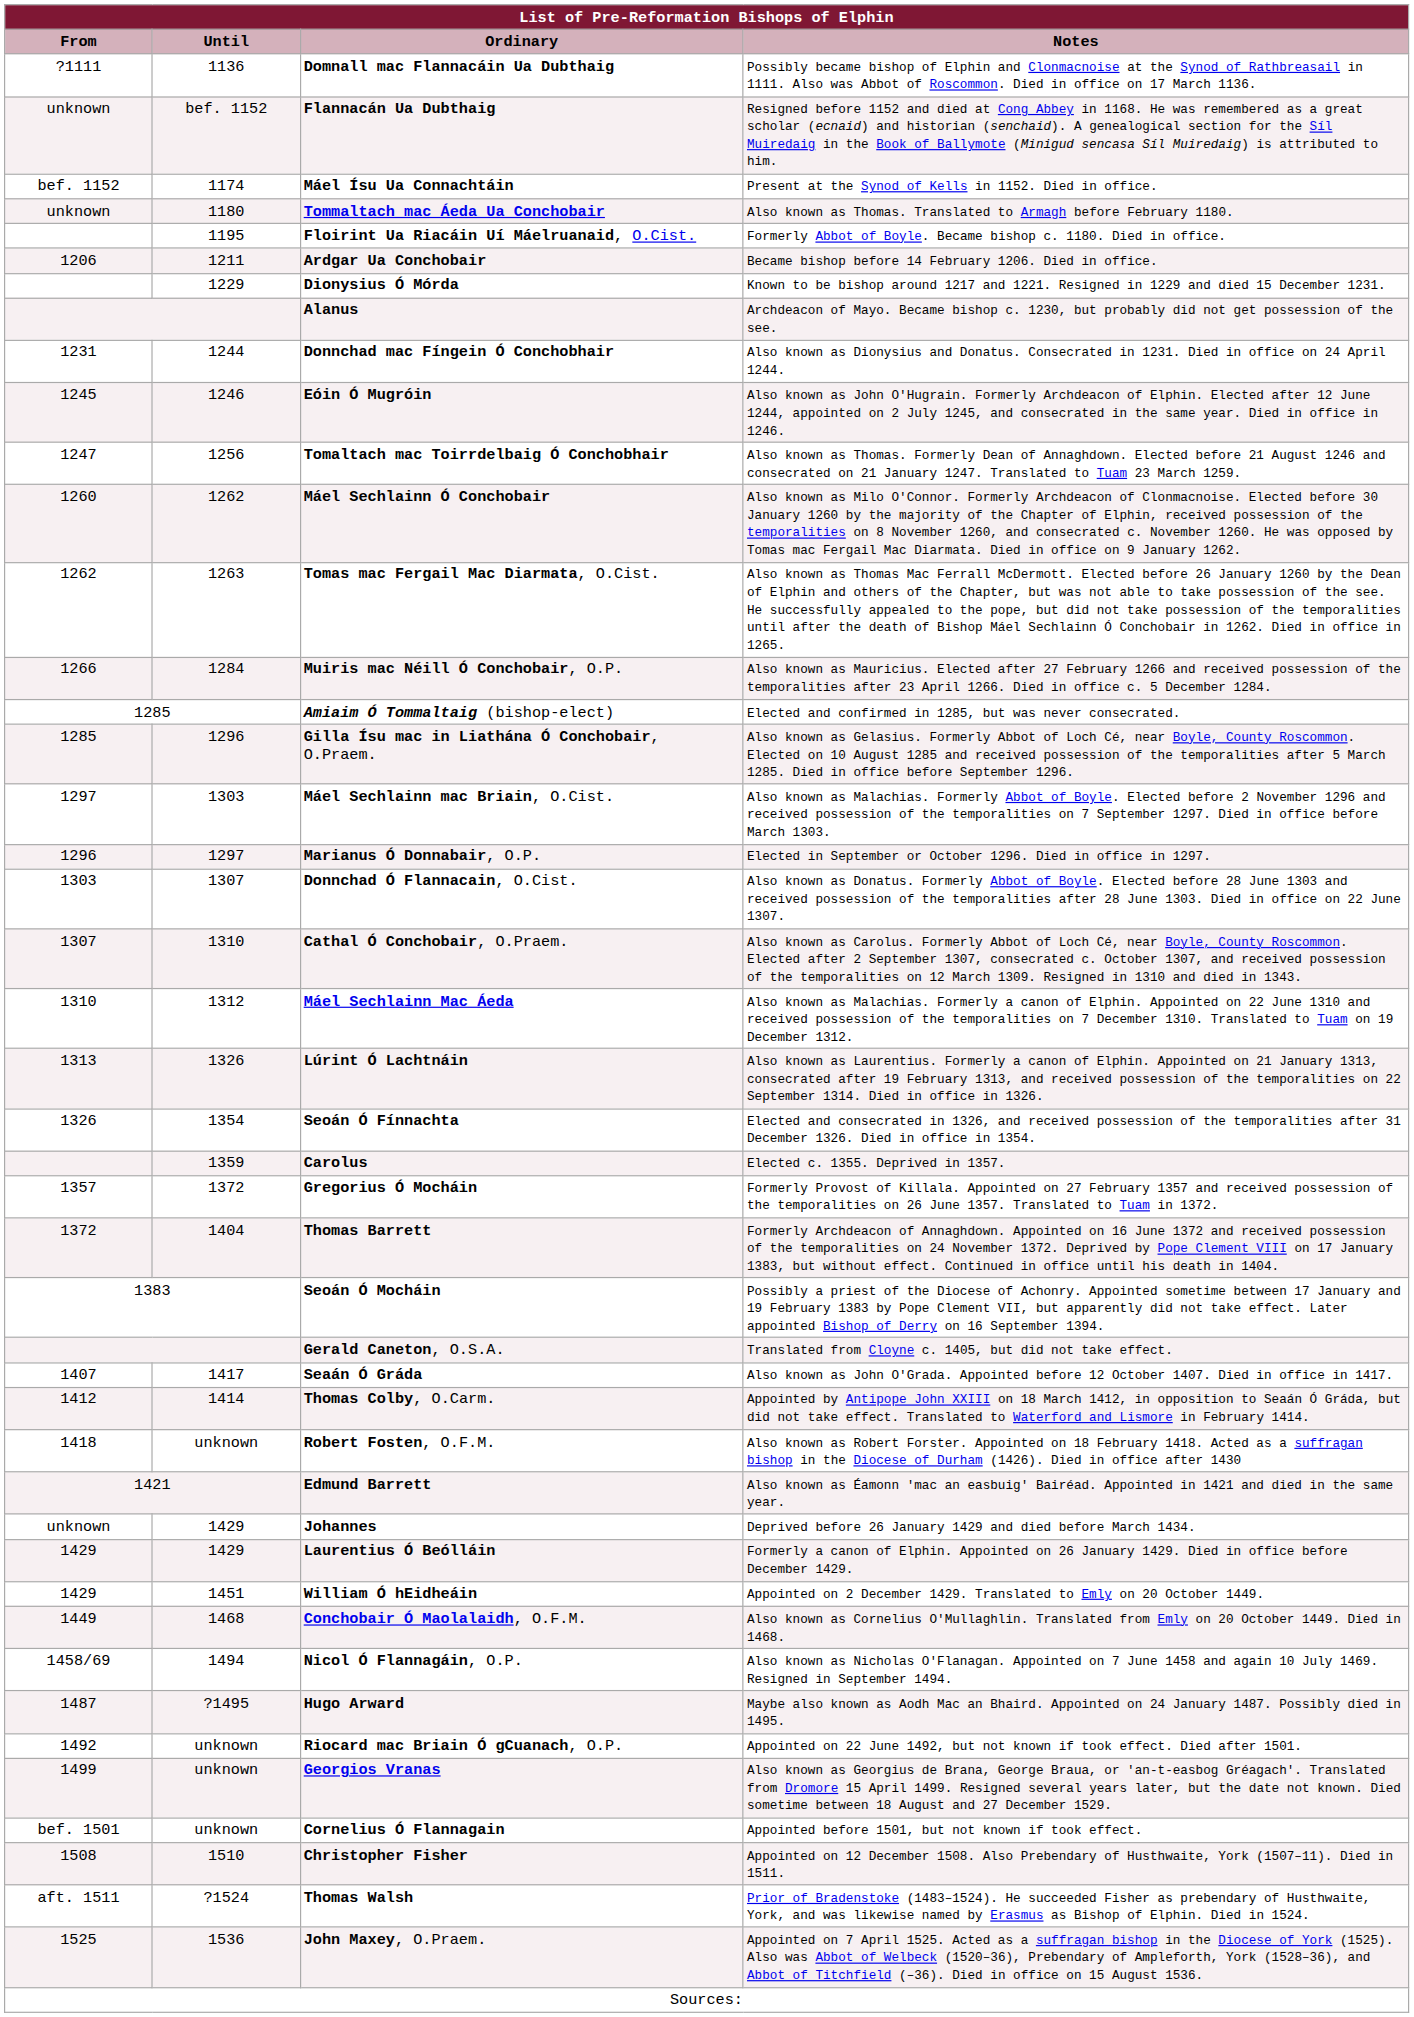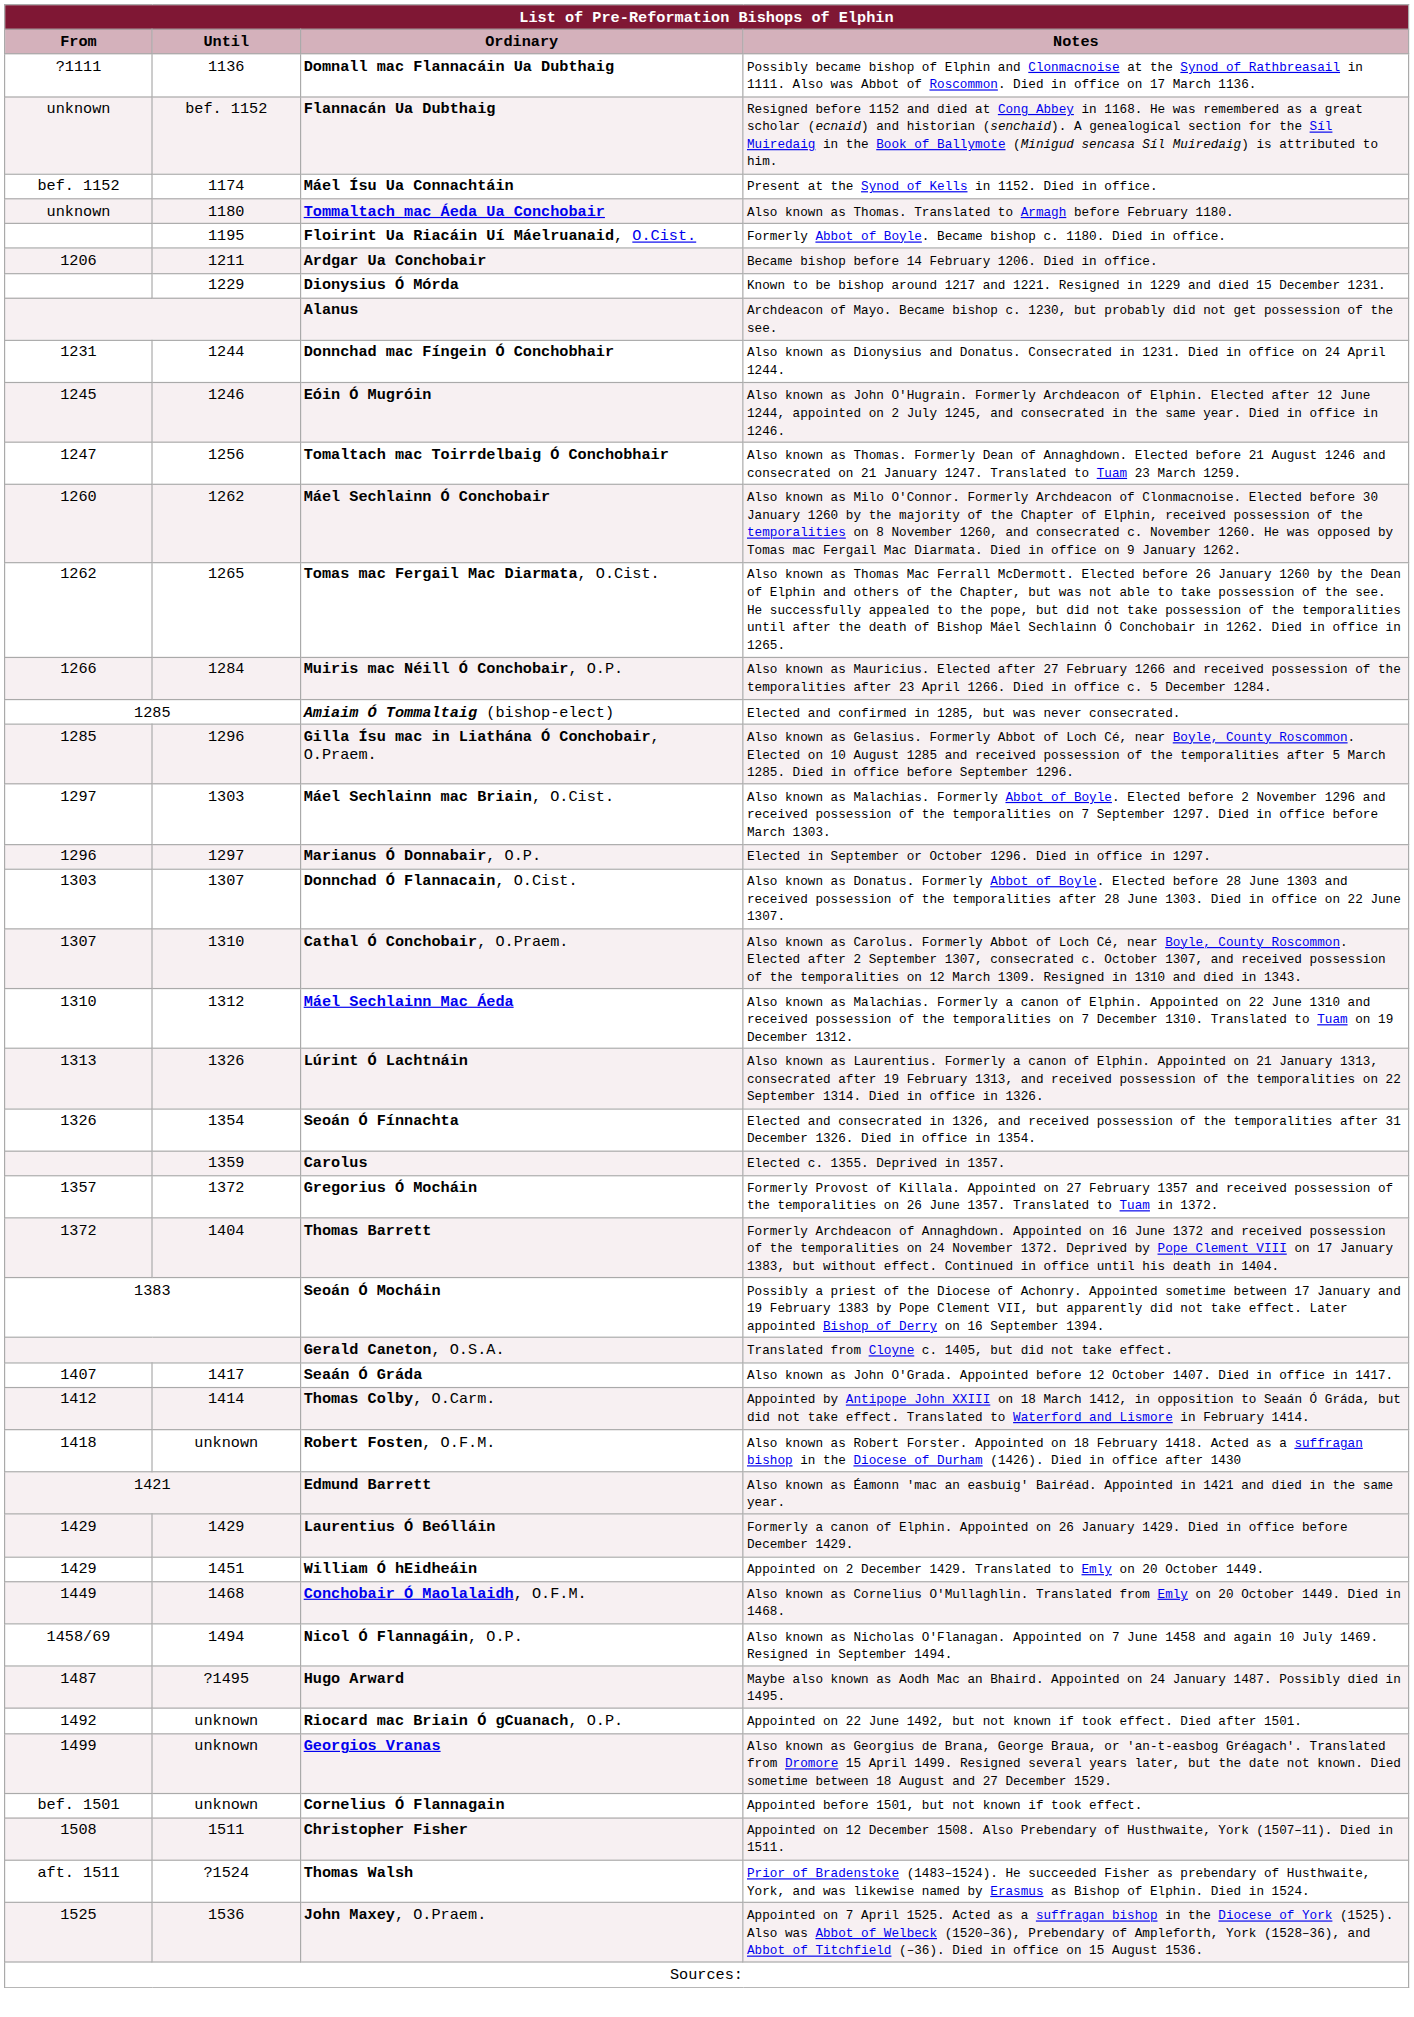(226, 575) 1263 -> (226, 575) 1265
- row: (340, 1527)
(226, 1855) 1510 -> (226, 1830) 1511
